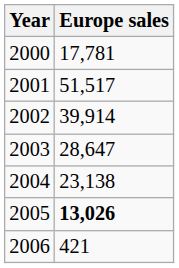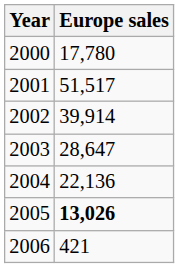(87, 52) 17,781 -> (87, 52) 17,780
(87, 181) 23,138 -> (87, 181) 22,136
